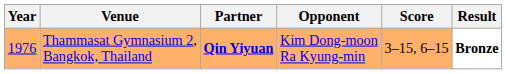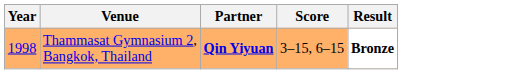- column: (329, 16)
(22, 48) 1976 -> (22, 48) 1998
